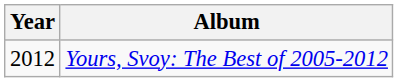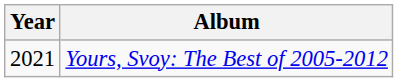(32, 58) 2012 -> (32, 58) 2021
